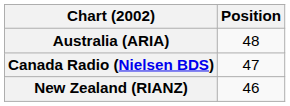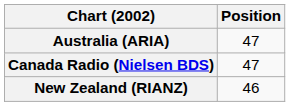(251, 40) 48 -> (251, 40) 47
